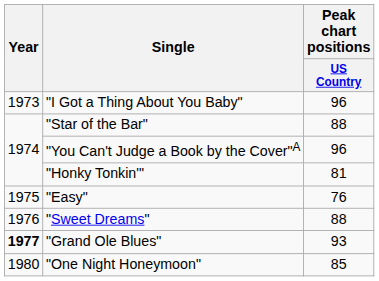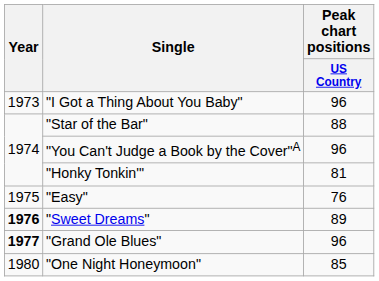(24, 219) normal -> (24, 219) bold
(339, 219) 88 -> (339, 219) 89
(339, 242) 93 -> (339, 242) 96
